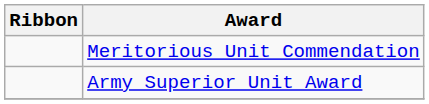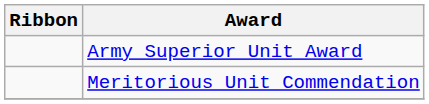rows swapped: (253, 51) <-> (225, 83)
